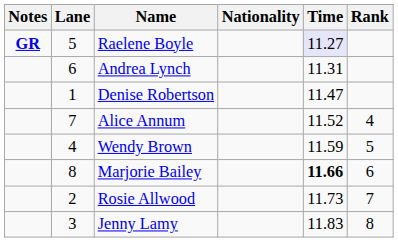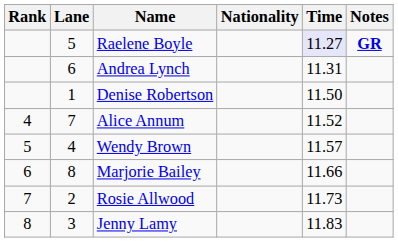columns swapped: (370, 17) <-> (28, 17)
(325, 95) 11.47 -> (324, 95) 11.50
(325, 146) 11.59 -> (324, 146) 11.57
(325, 172) bold -> (324, 172) normal
